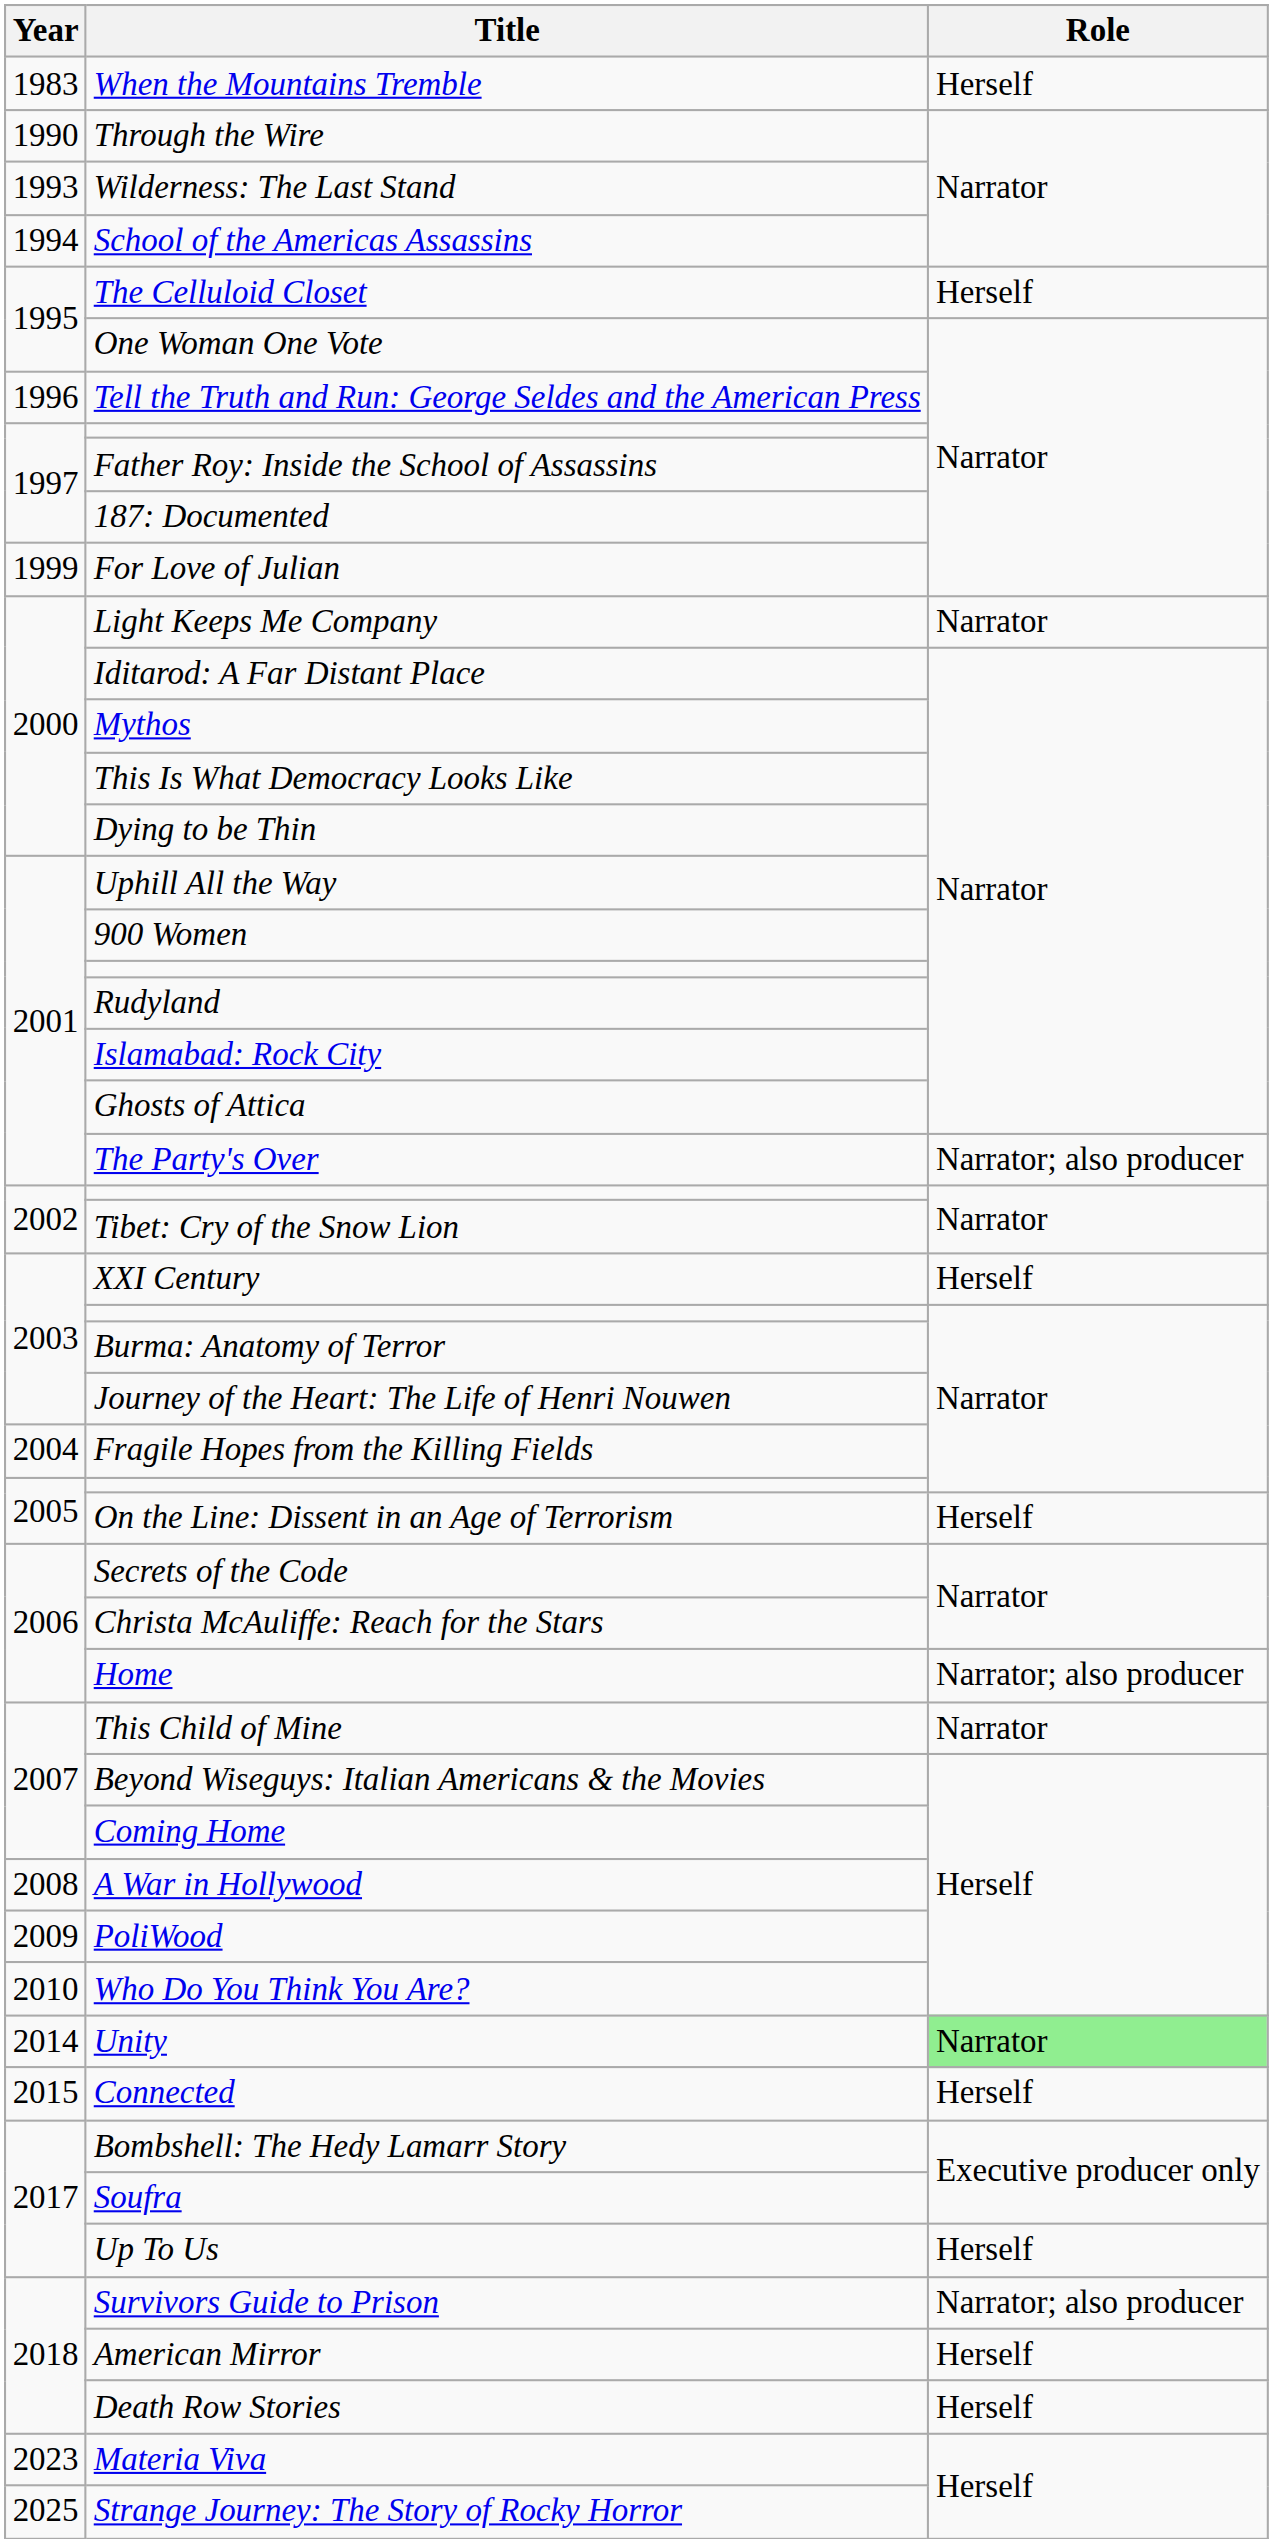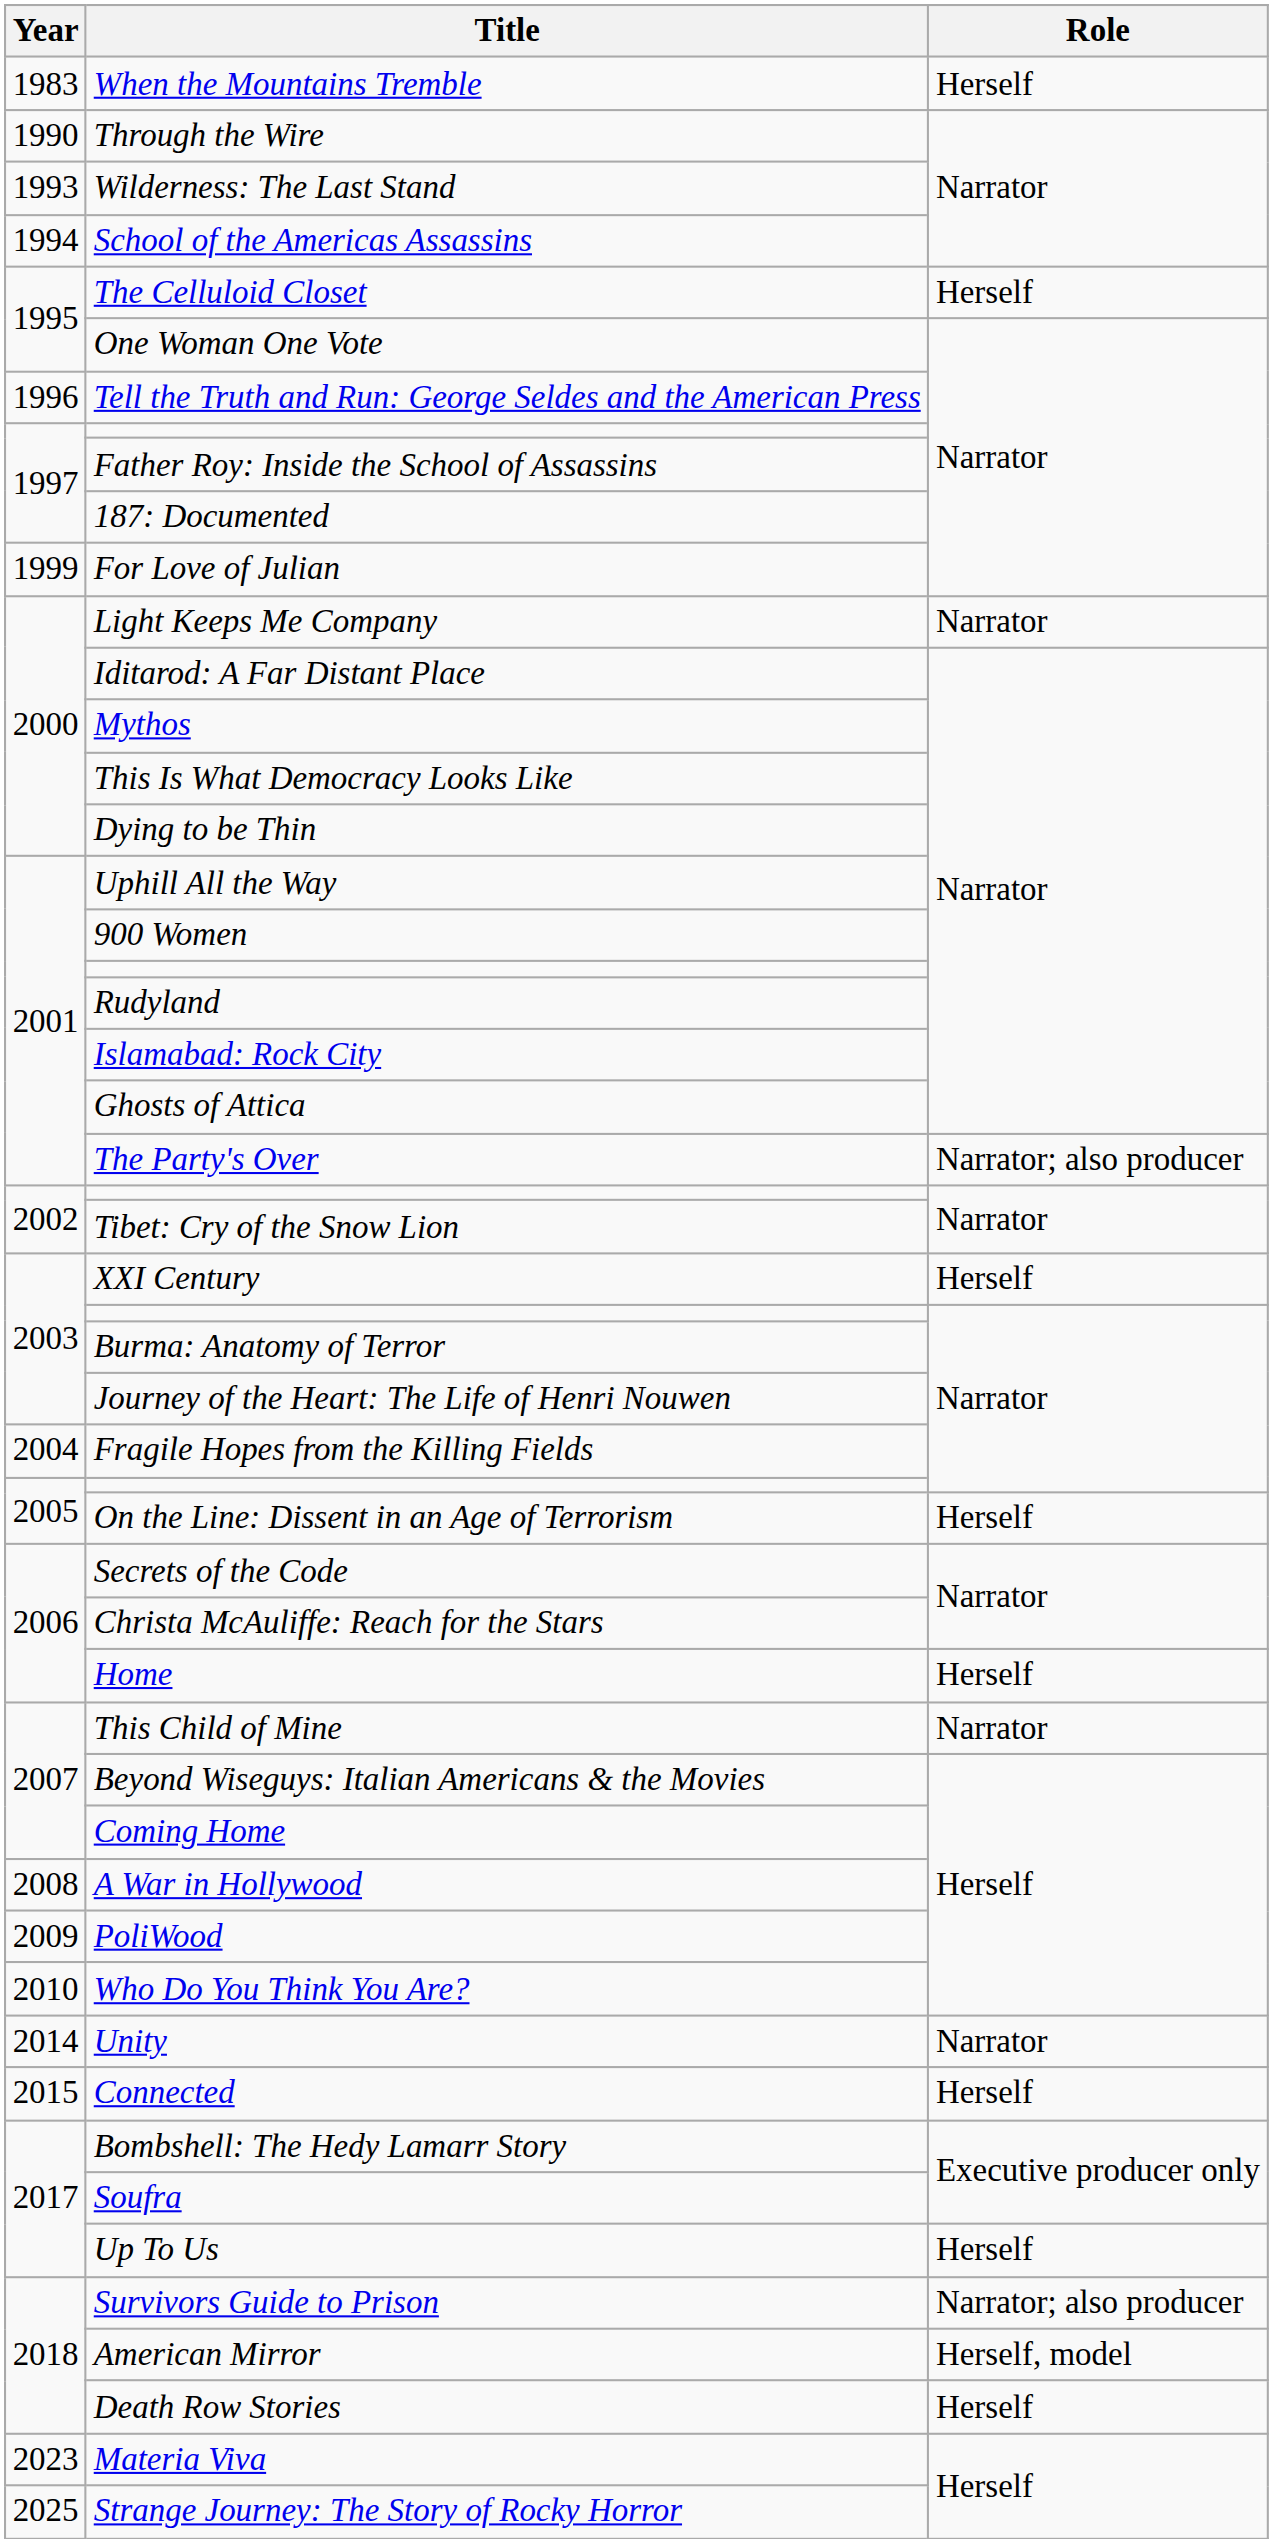(1090, 1674) Narrator; also producer -> (984, 1674) Herself
(992, 2040) lightgreen background -> (992, 2040) no background
(984, 2354) Herself -> (1034, 2354) Herself, model
